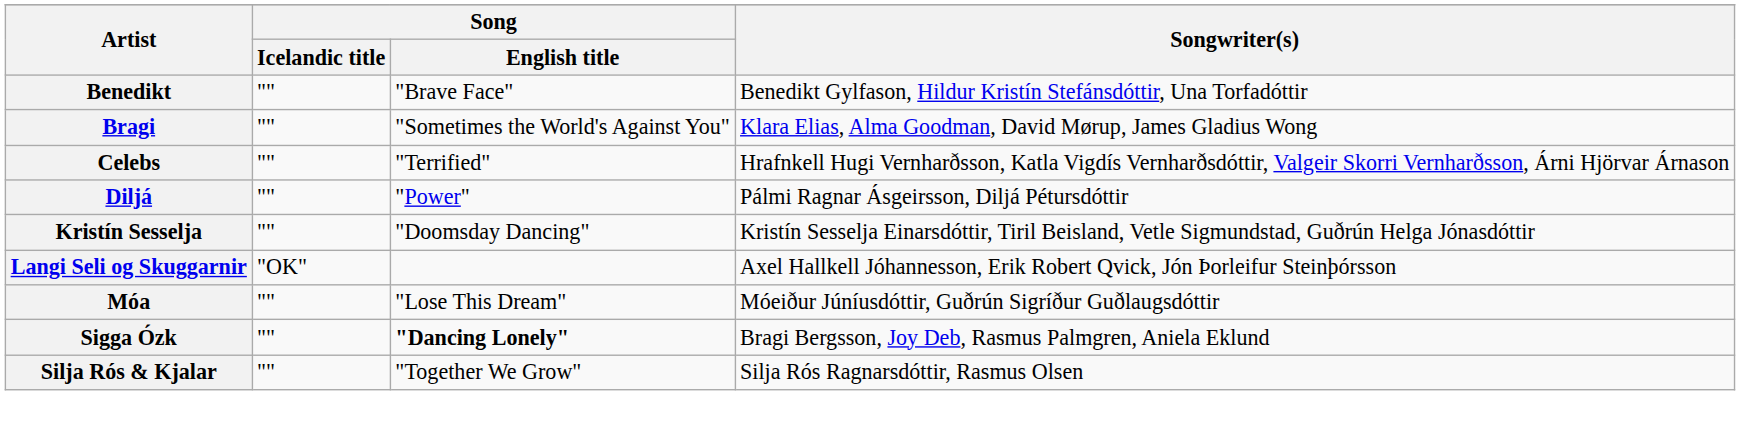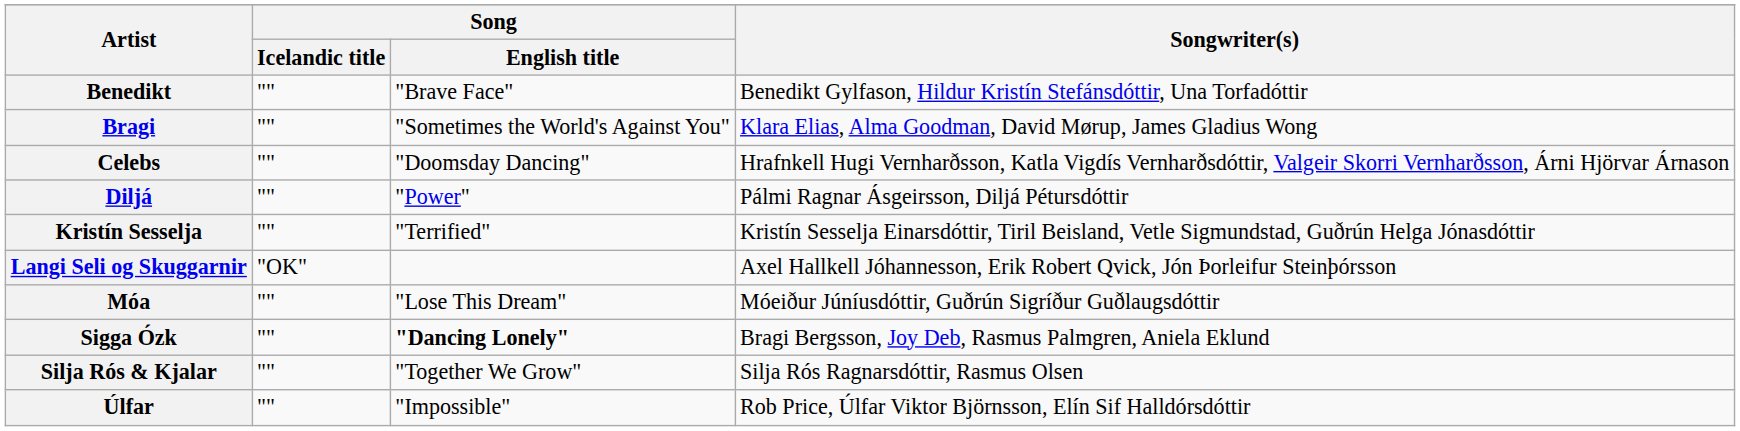(443, 162) "Terrified" -> (492, 162) "Doomsday Dancing"
(492, 232) "Doomsday Dancing" -> (443, 232) "Terrified"
+ row: (129, 407)
